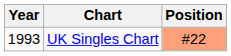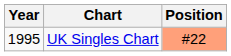(24, 39) 1993 -> (24, 39) 1995
